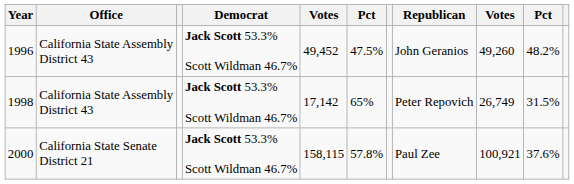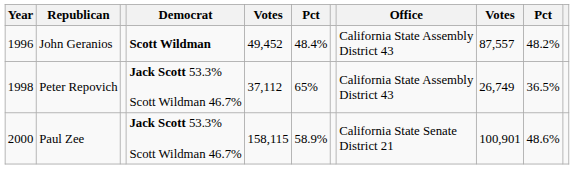columns swapped: (106, 15) <-> (434, 15)
(241, 51) Jack Scott 53.3% Scott Wildman 46.7% -> (170, 43) Scott Wildman
(367, 51) 47.5% -> (311, 43) 48.4%
(497, 51) 49,260 -> (497, 43) 87,557
(321, 102) 17,142 -> (265, 87) 37,112
(543, 102) 31.5% -> (543, 87) 36.5%
(367, 153) 57.8% -> (311, 138) 58.9%
(500, 153) 100,921 -> (500, 138) 100,901
(543, 153) 37.6% -> (543, 138) 48.6%
